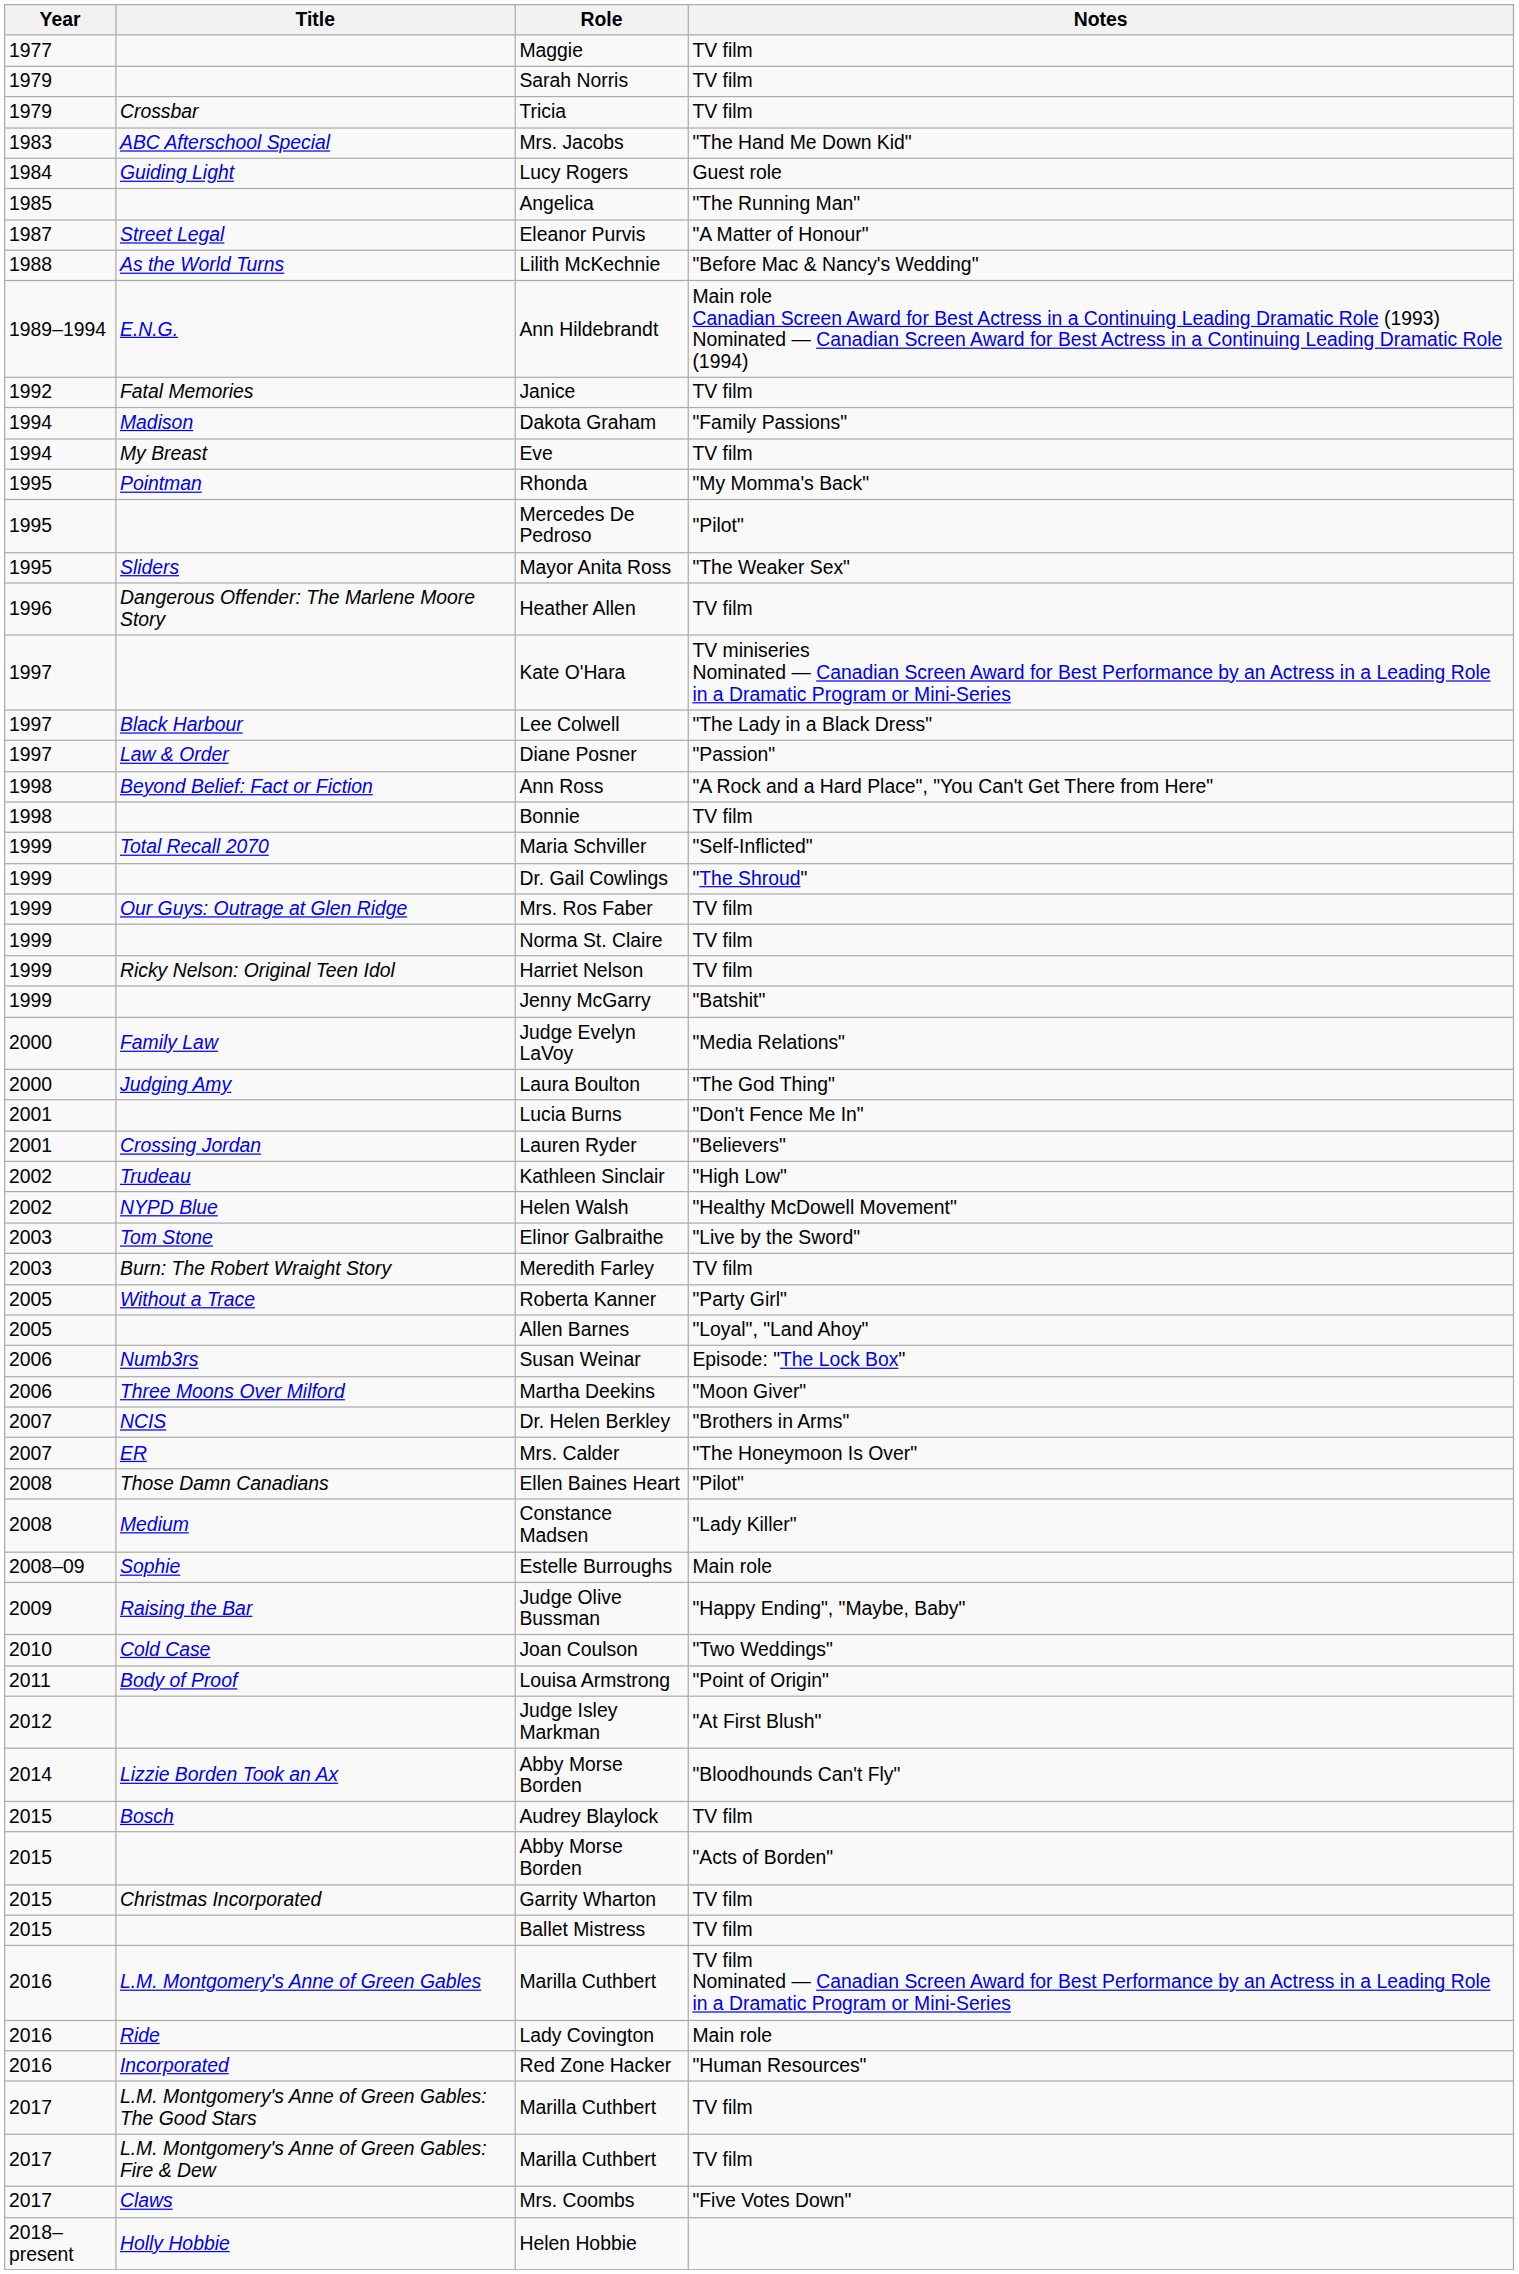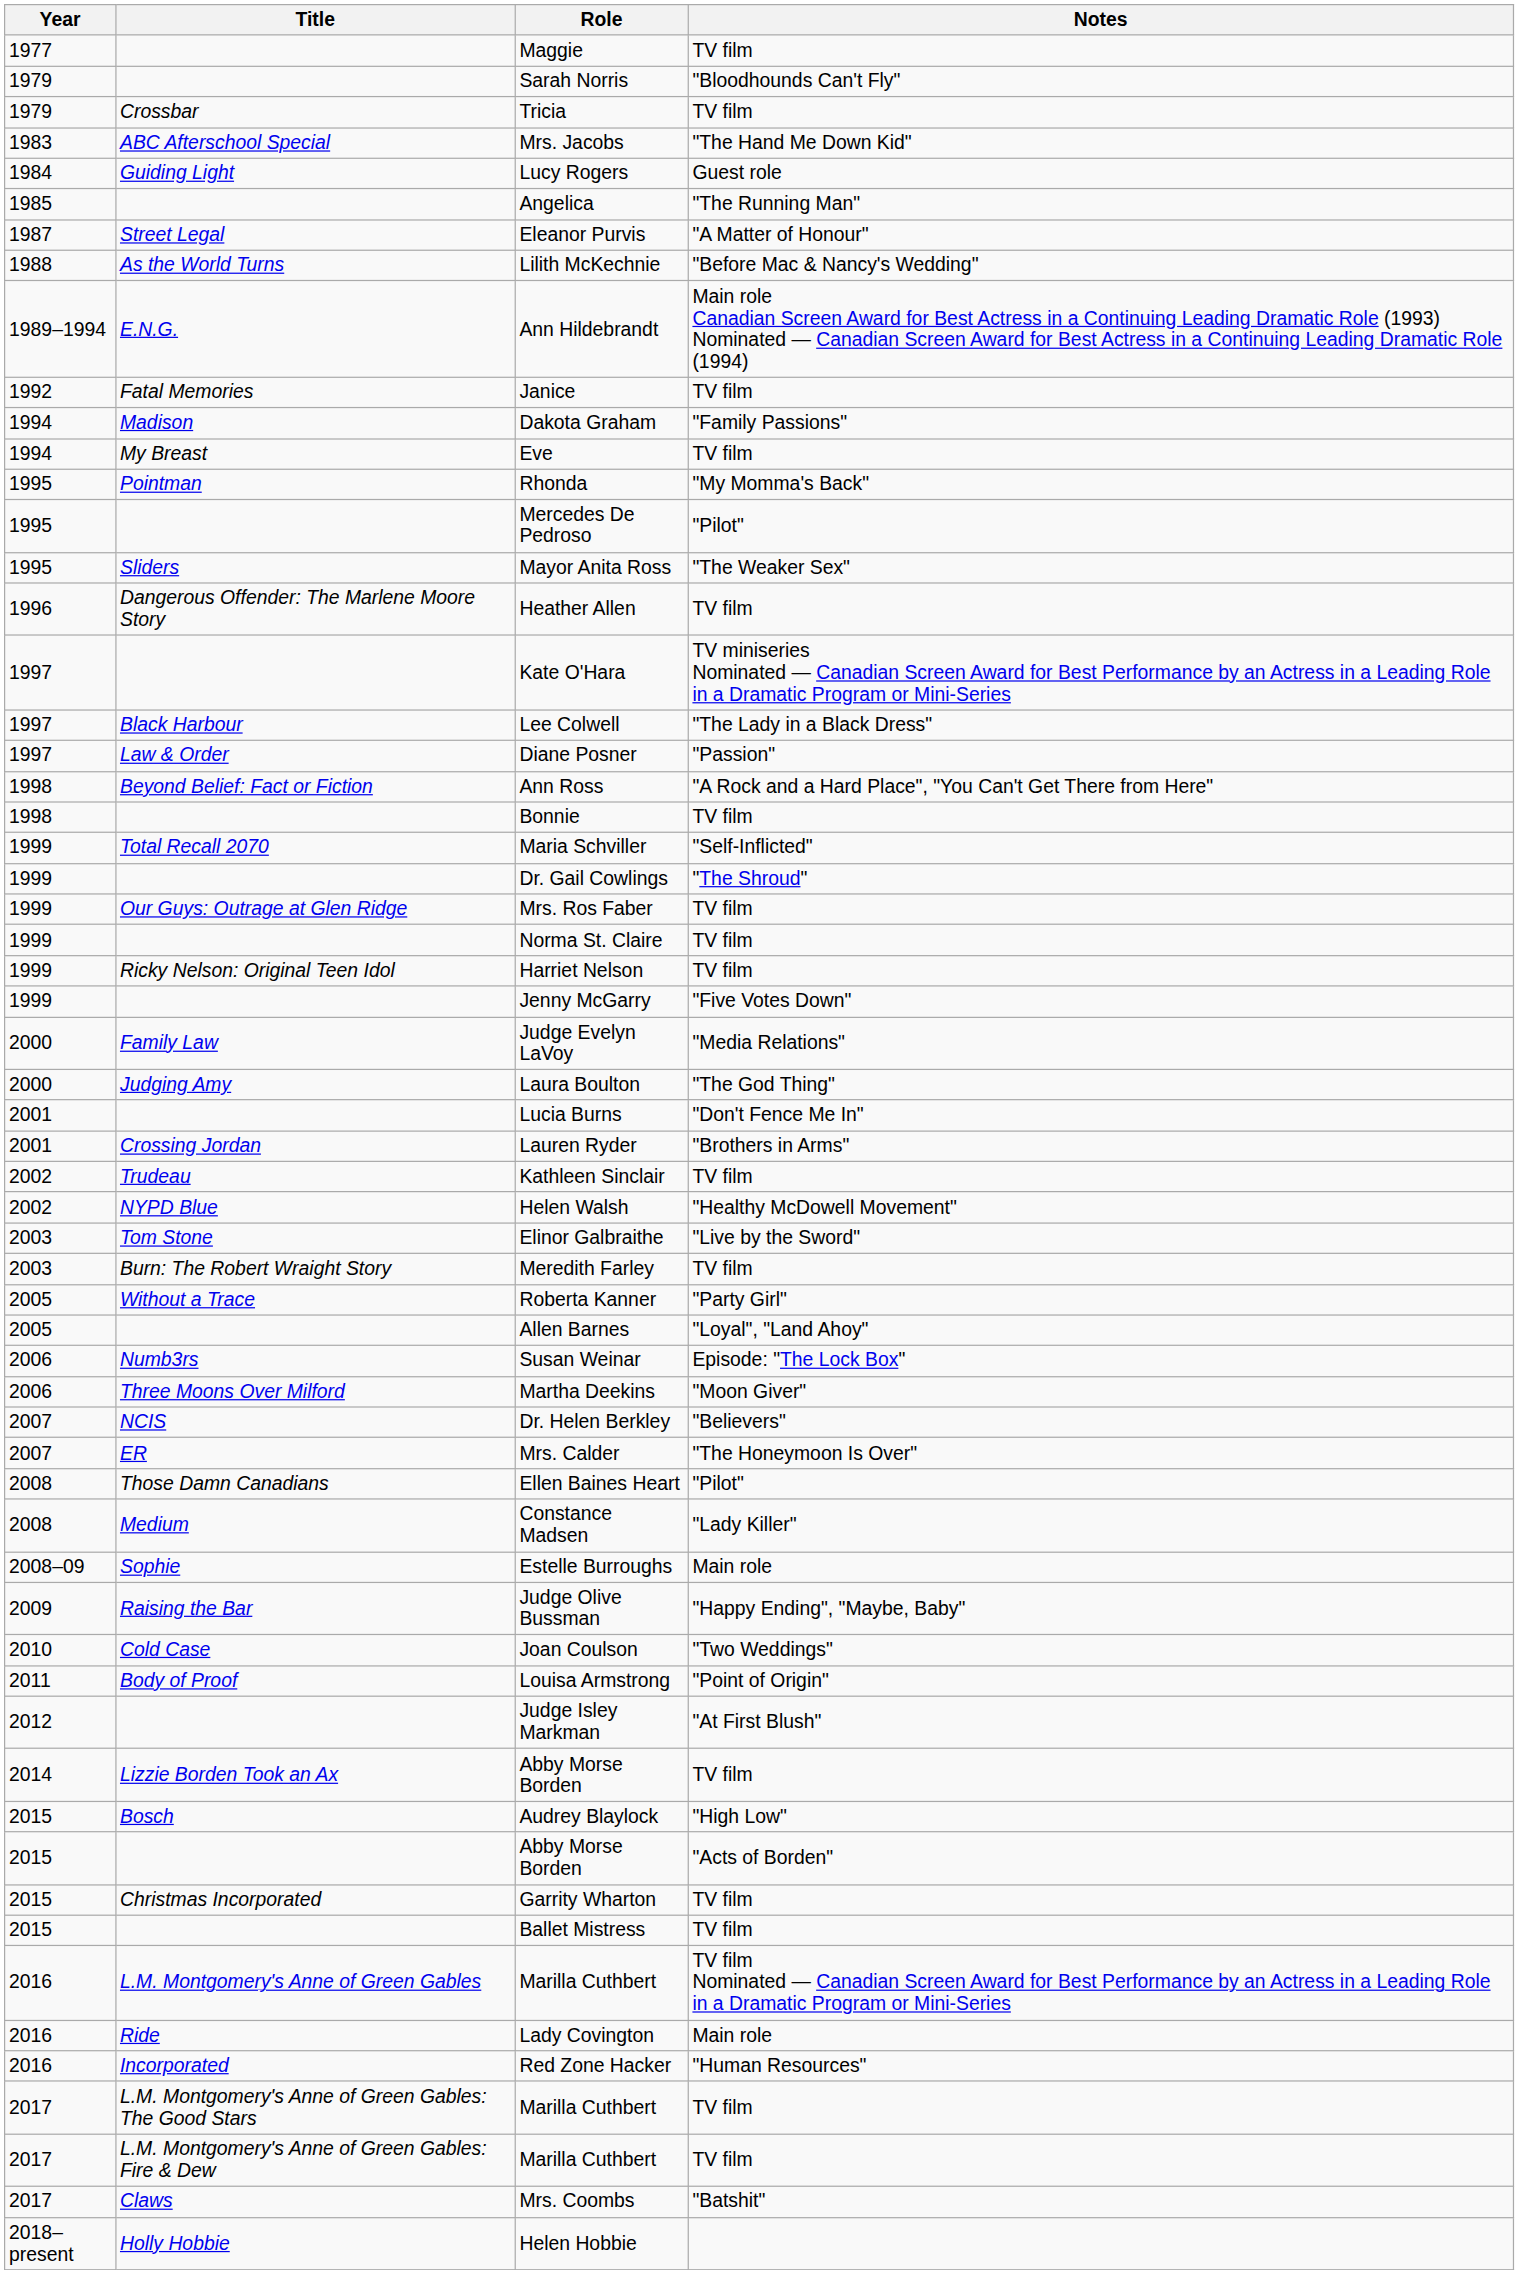(723, 81) TV film -> (796, 81) "Bloodhounds Can't Fly"
(729, 1001) "Batshit" -> (772, 1001) "Five Votes Down"
(739, 1145) "Believers" -> (771, 1145) "Brothers in Arms"
(740, 1176) "High Low" -> (723, 1176) TV film
(771, 1422) "Brothers in Arms" -> (739, 1422) "Believers"
(796, 1774) "Bloodhounds Can't Fly" -> (723, 1774) TV film
(723, 1816) TV film -> (740, 1816) "High Low"
(772, 2201) "Five Votes Down" -> (729, 2201) "Batshit"
